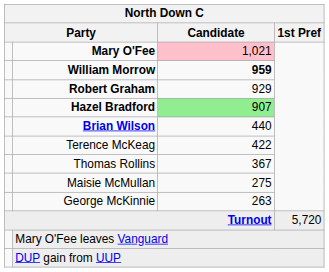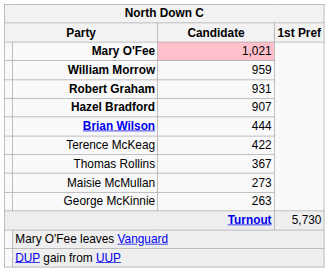(262, 70) bold -> (262, 70) normal
(262, 88) 929 -> (262, 88) 931
(262, 107) lightgreen background -> (262, 107) no background
(262, 126) 440 -> (262, 126) 444
(262, 182) 275 -> (262, 182) 273
(307, 220) 5,720 -> (307, 220) 5,730
